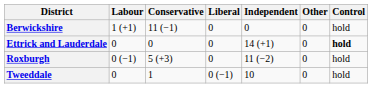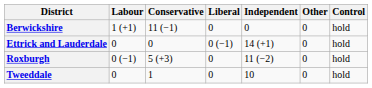(211, 43) 0 -> (221, 43) 0 (−1)
(342, 43) bold -> (341, 43) normal
(221, 75) 0 (−1) -> (211, 75) 0
